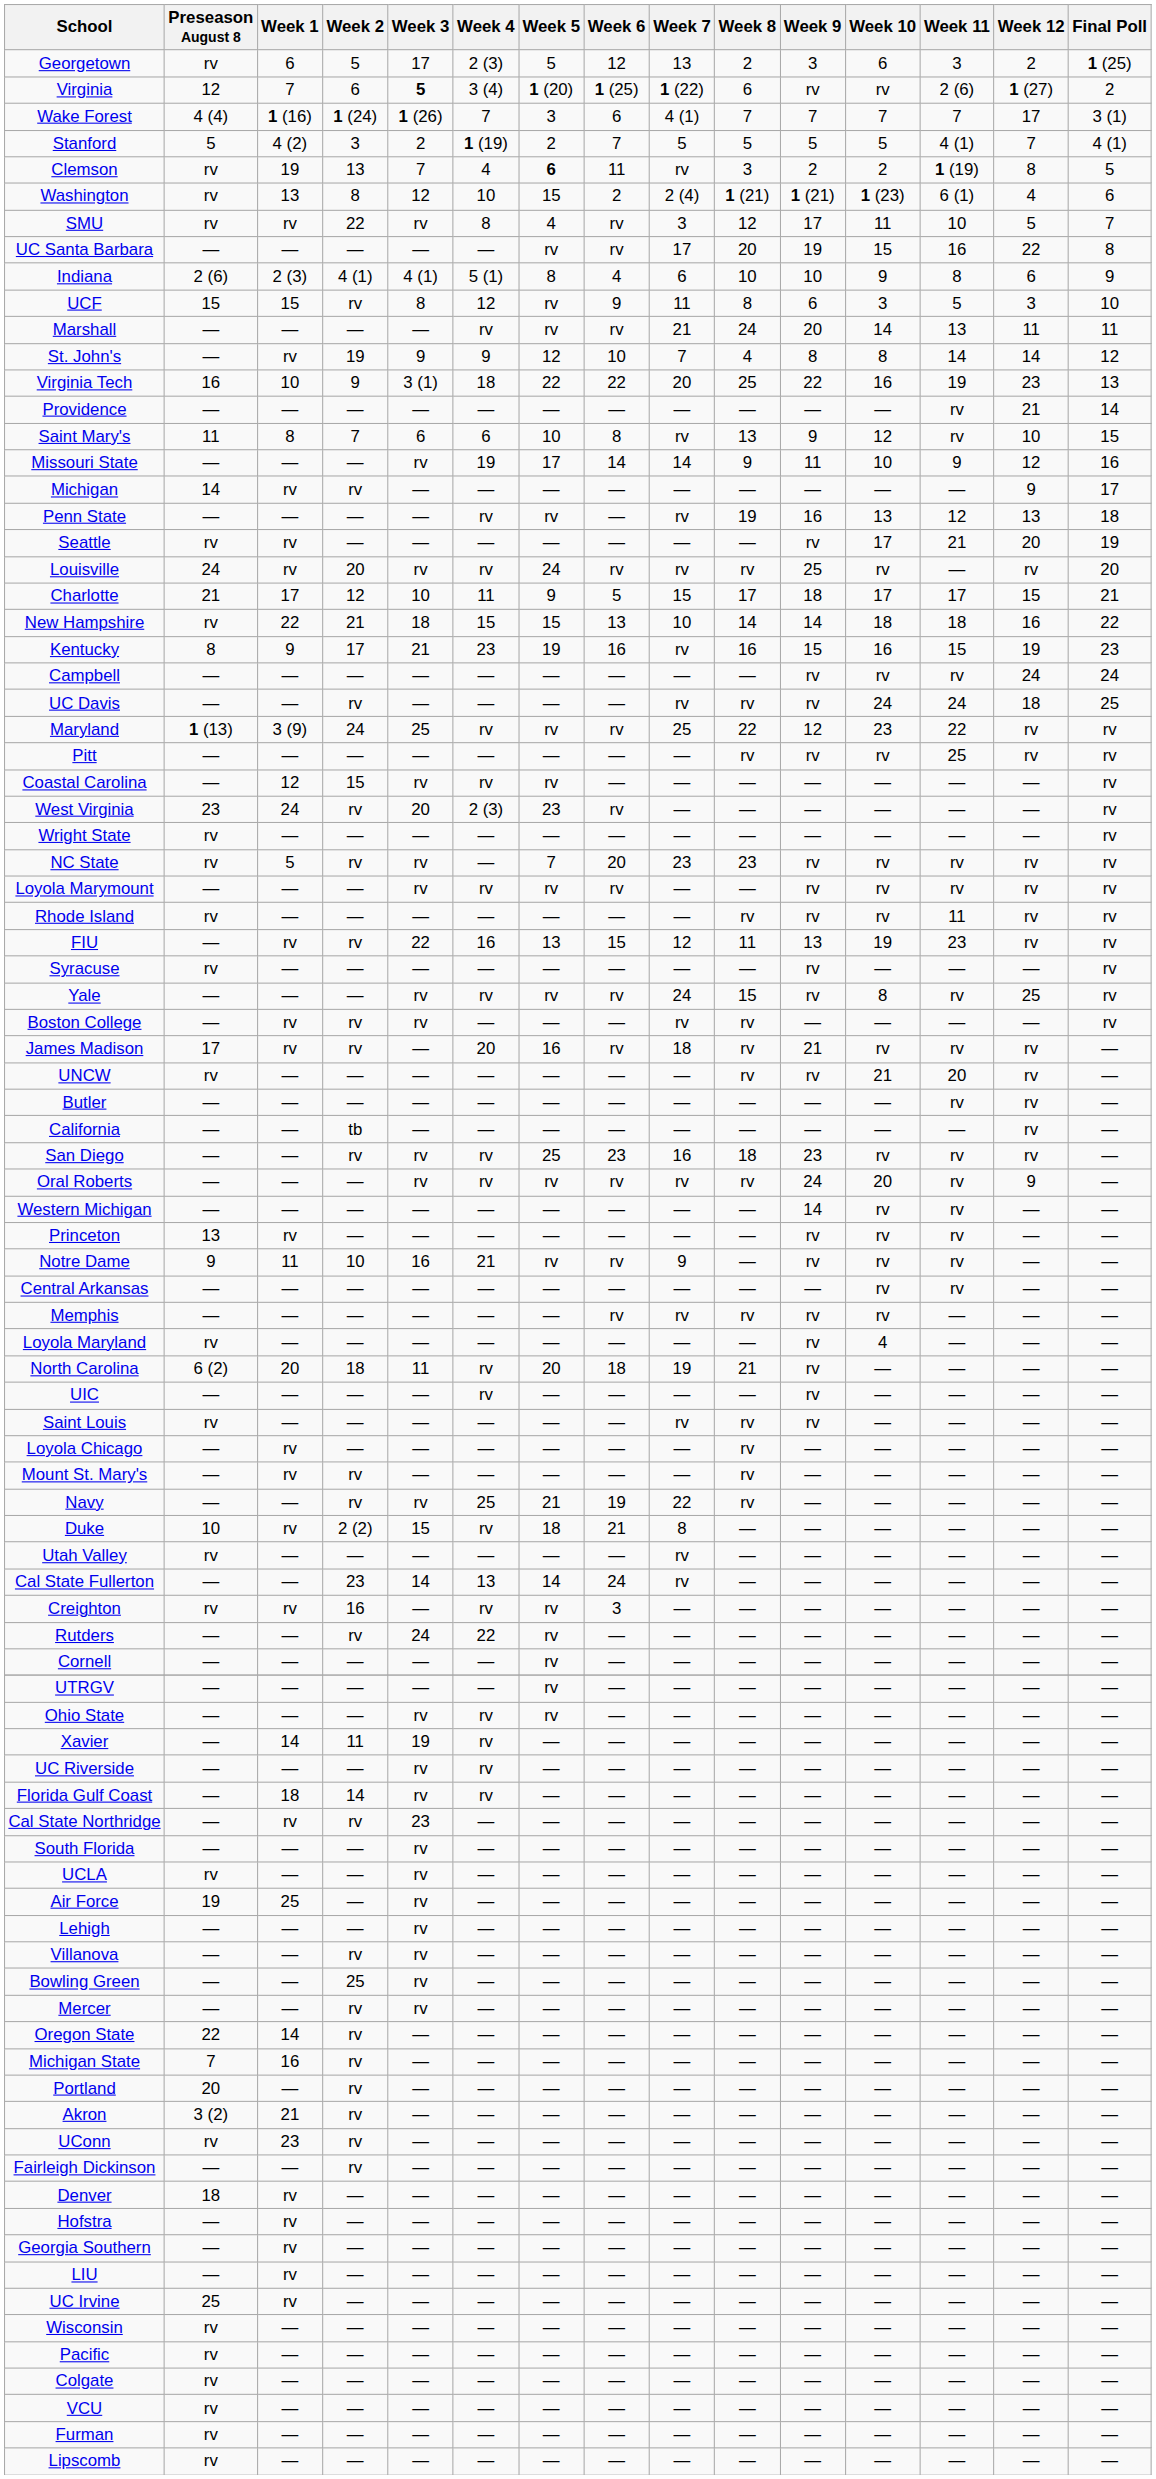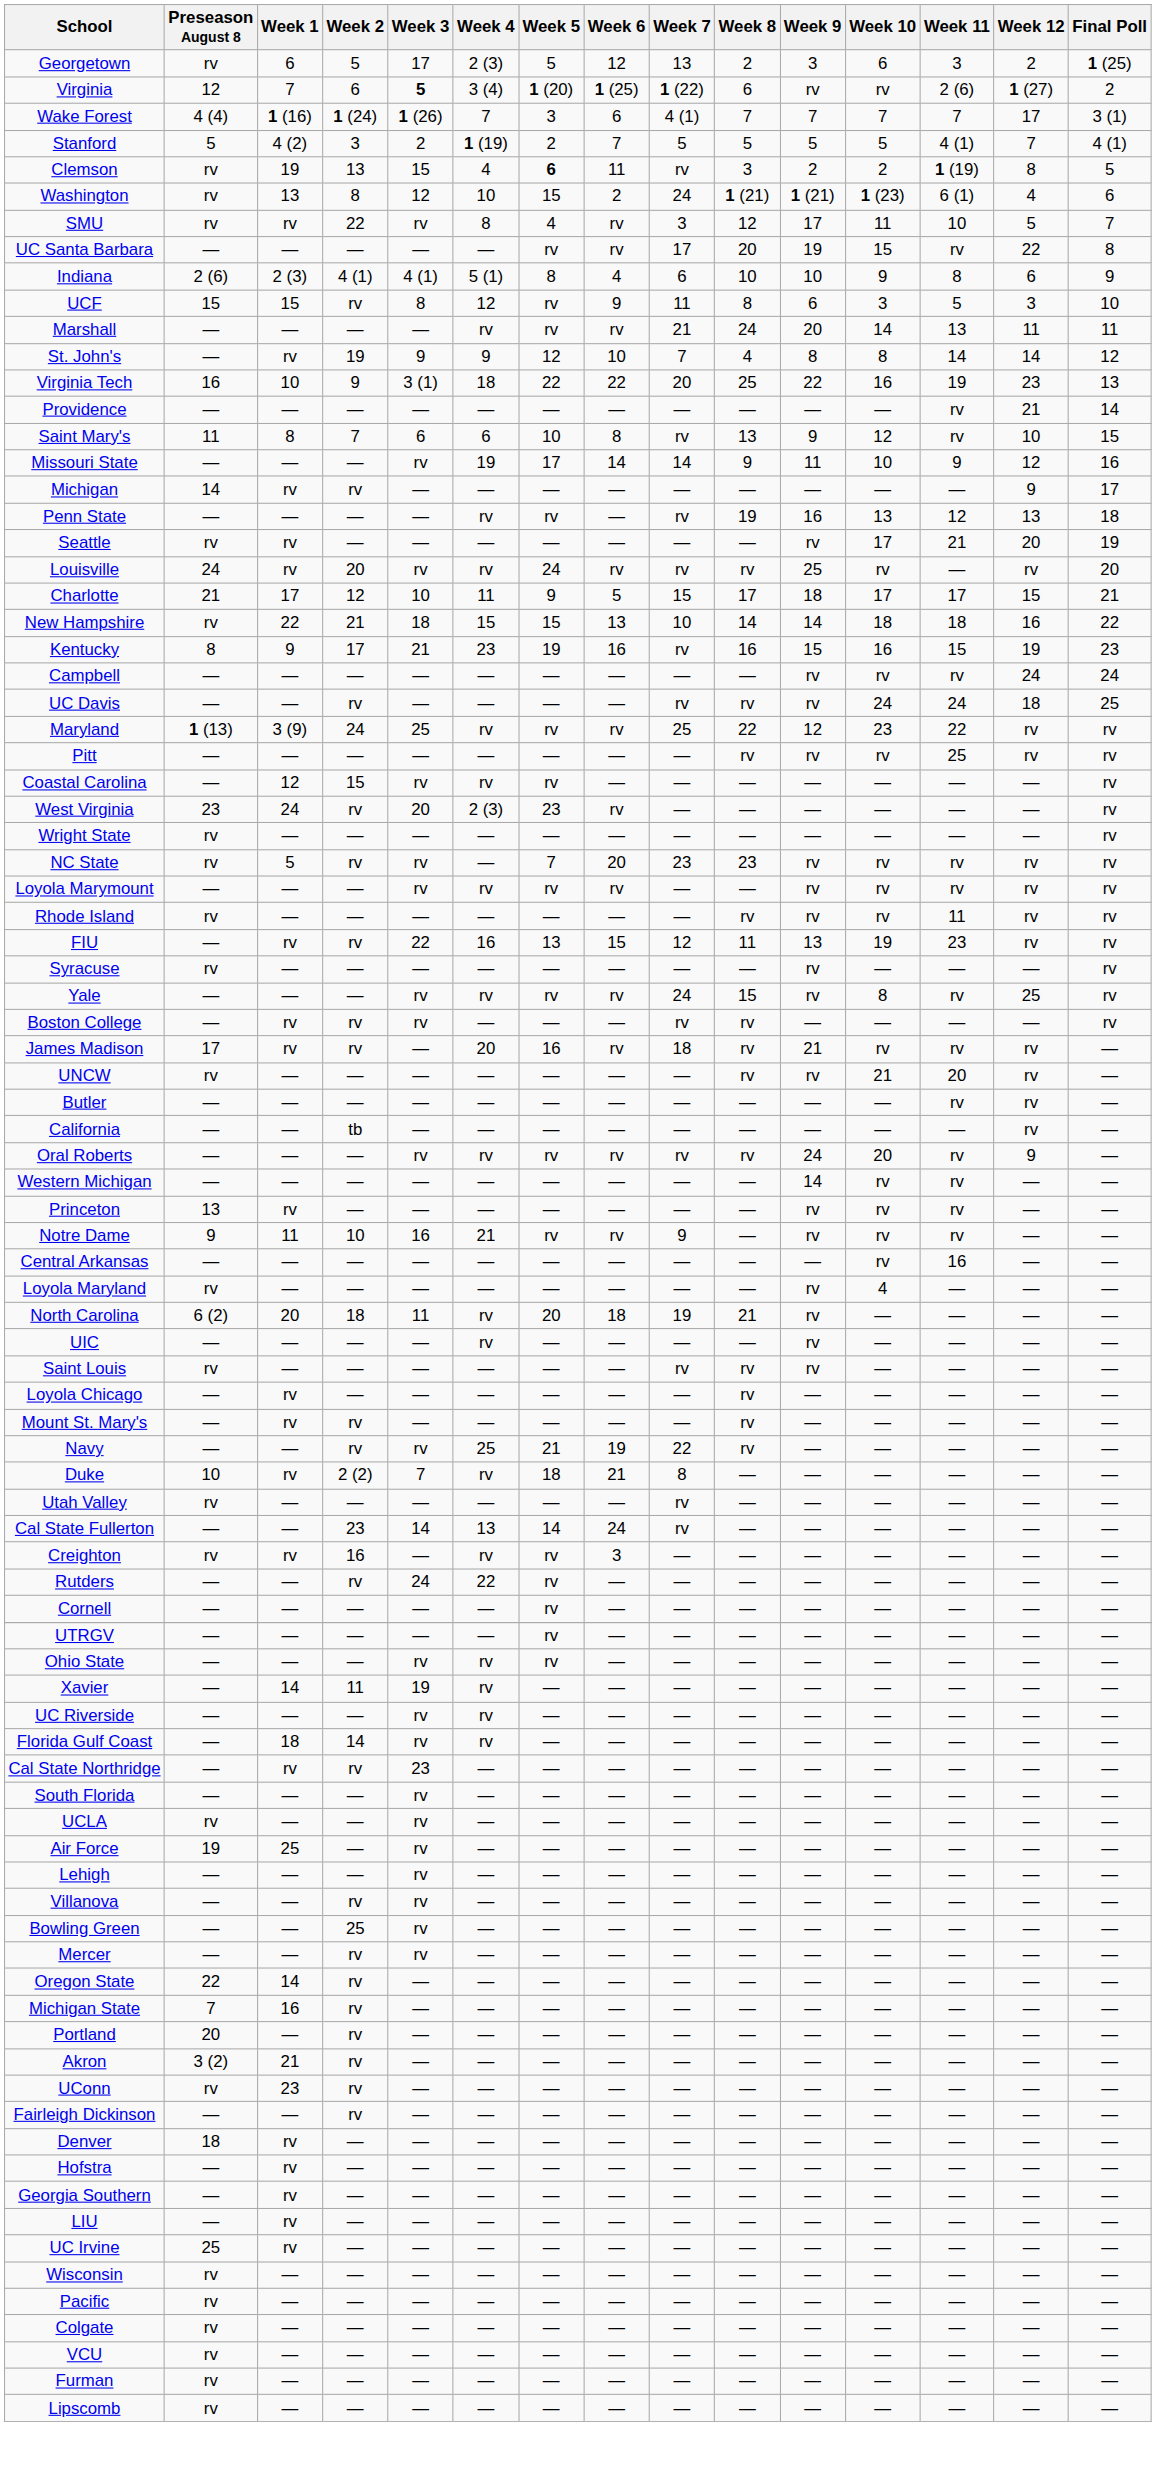(421, 169) 7 -> (421, 169) 15
(682, 196) 2 (4) -> (682, 196) 24
(957, 249) 16 -> (957, 249) rv
- row: (85, 1155)
(957, 1288) rv -> (957, 1262) 16
- row: (85, 1315)
(421, 1528) 15 -> (421, 1475) 7
